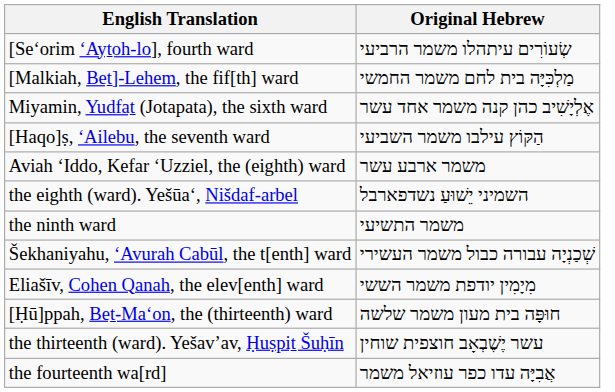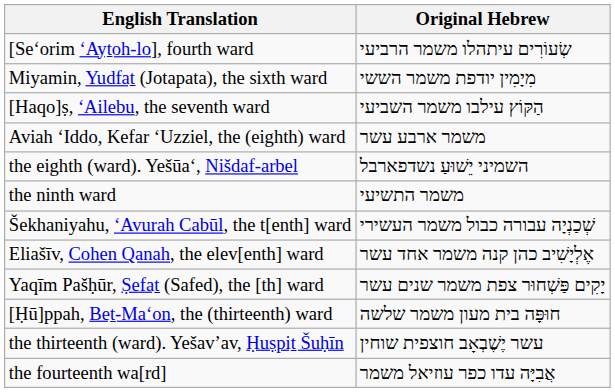- row: (154, 78)
(477, 107) אֶלְיָשִׁיב כהן קנה משמר אחד עשר -> (448, 78) מִיָמִין יודפת משמר הששי
(448, 284) מִיָמִין יודפת משמר הששי -> (477, 254) אֶלְיָשִׁיב כהן קנה משמר אחד עשר
+ row: (166, 284)
